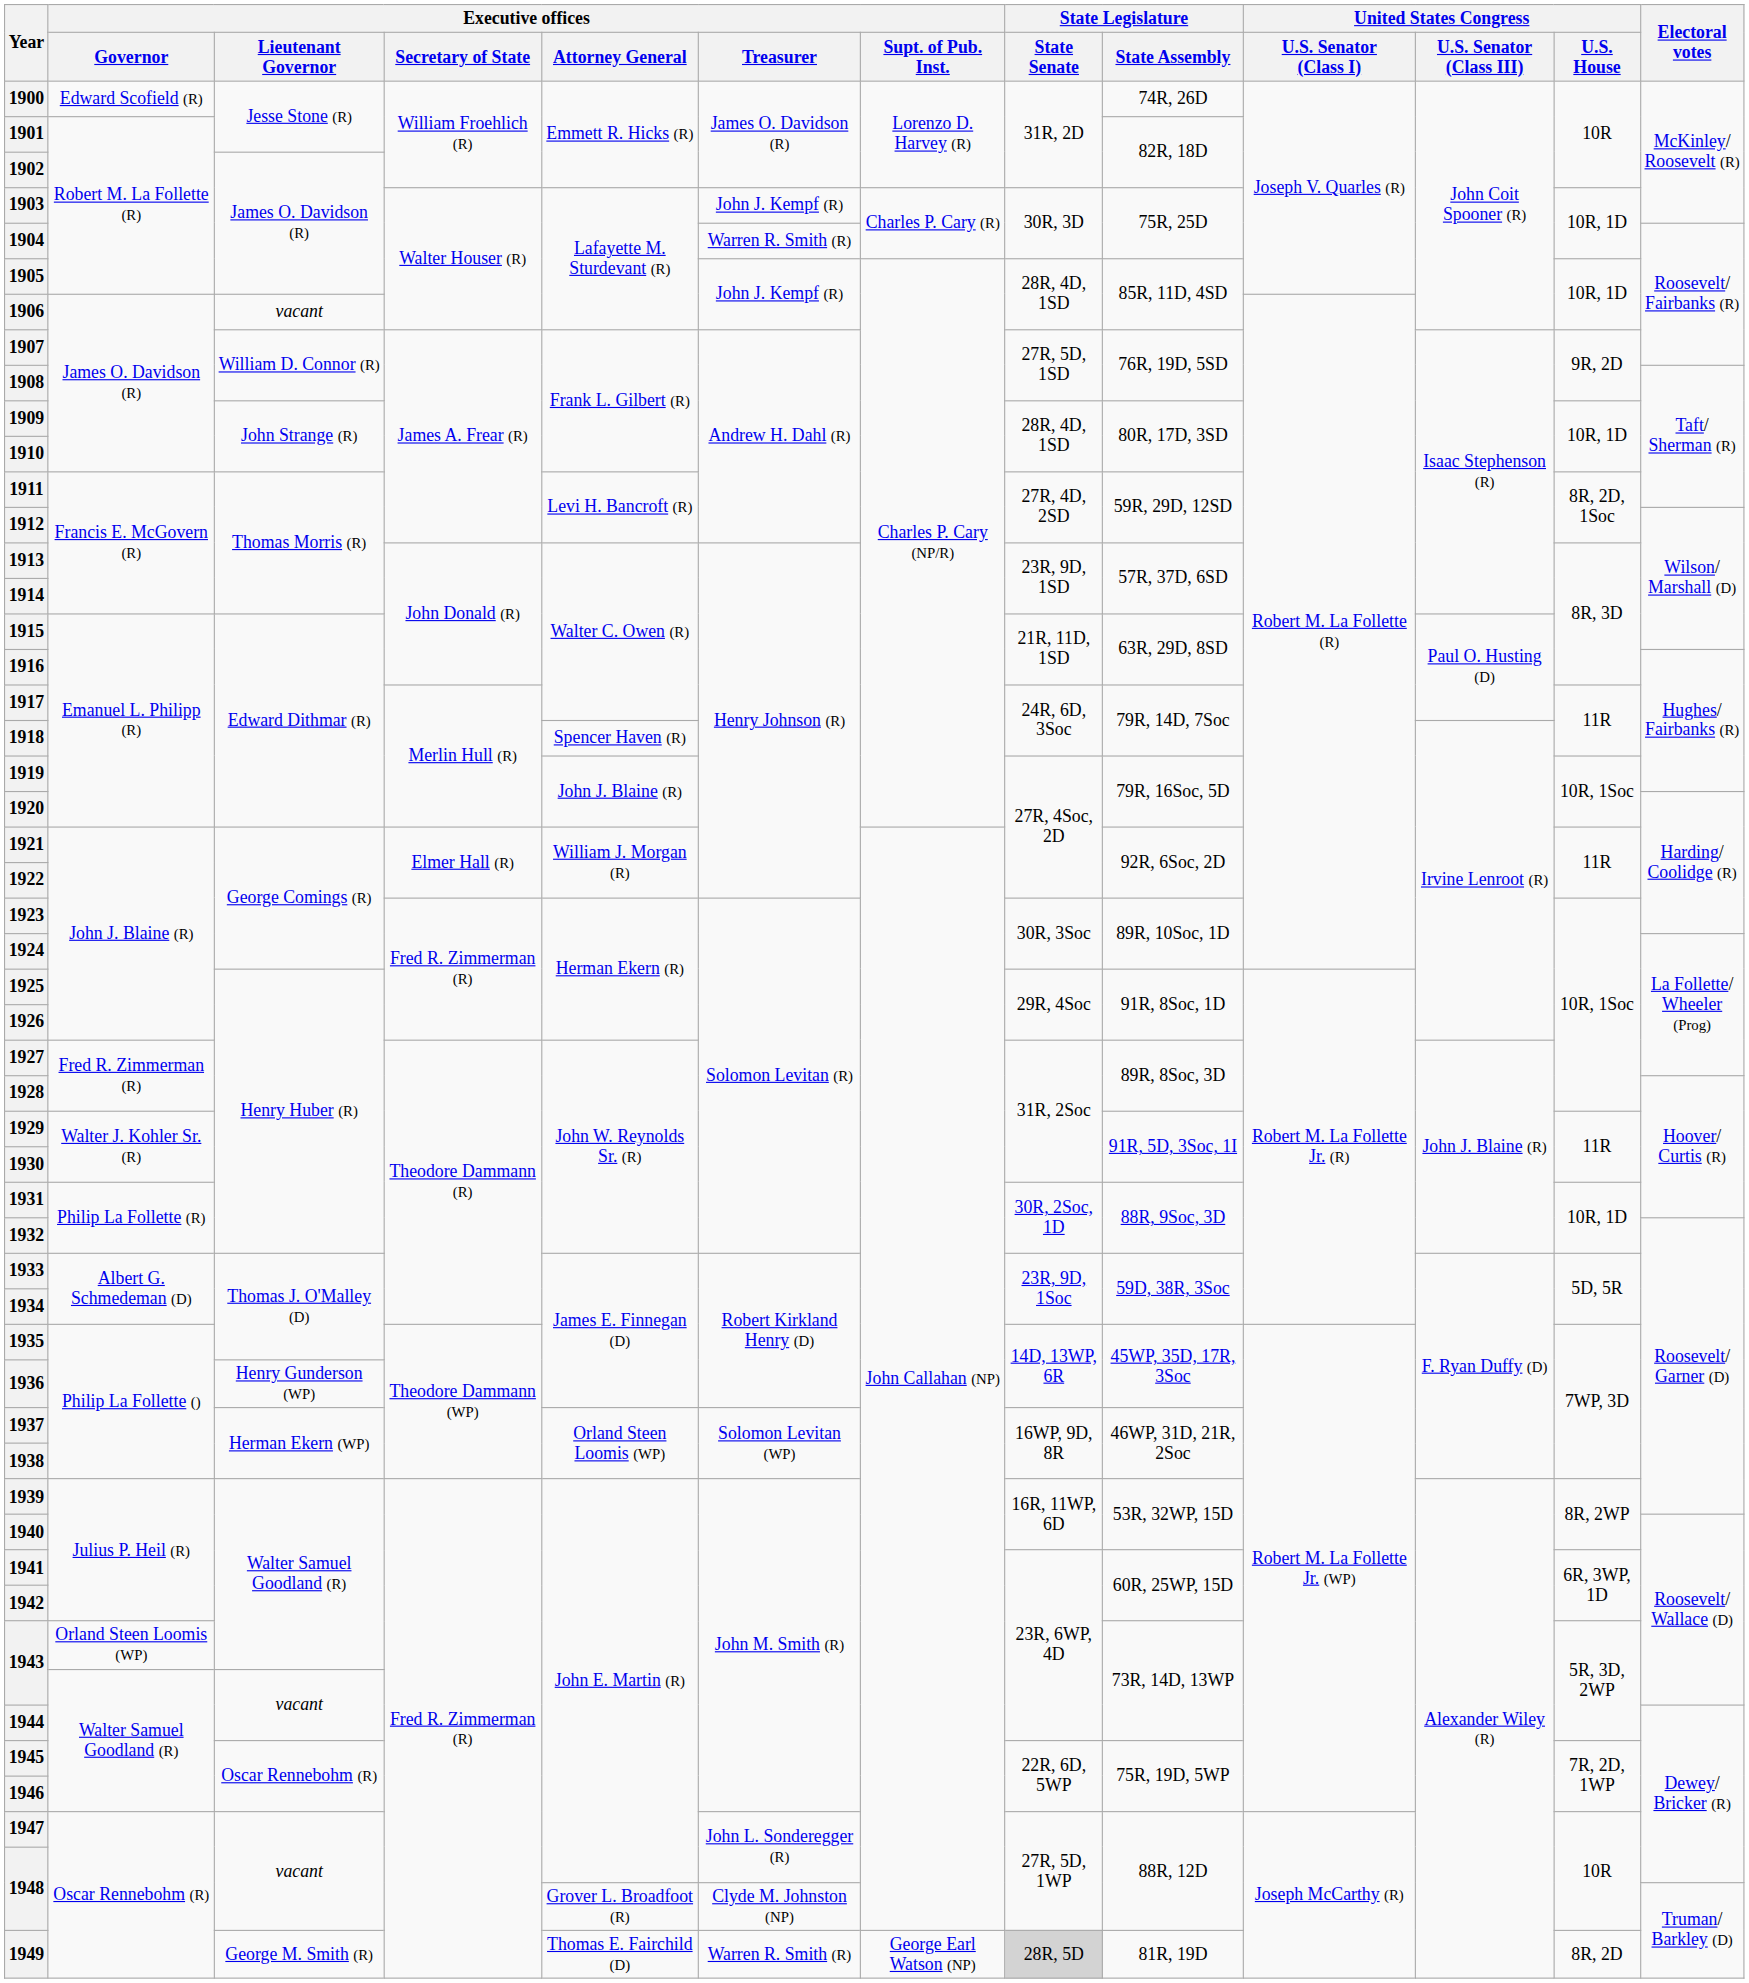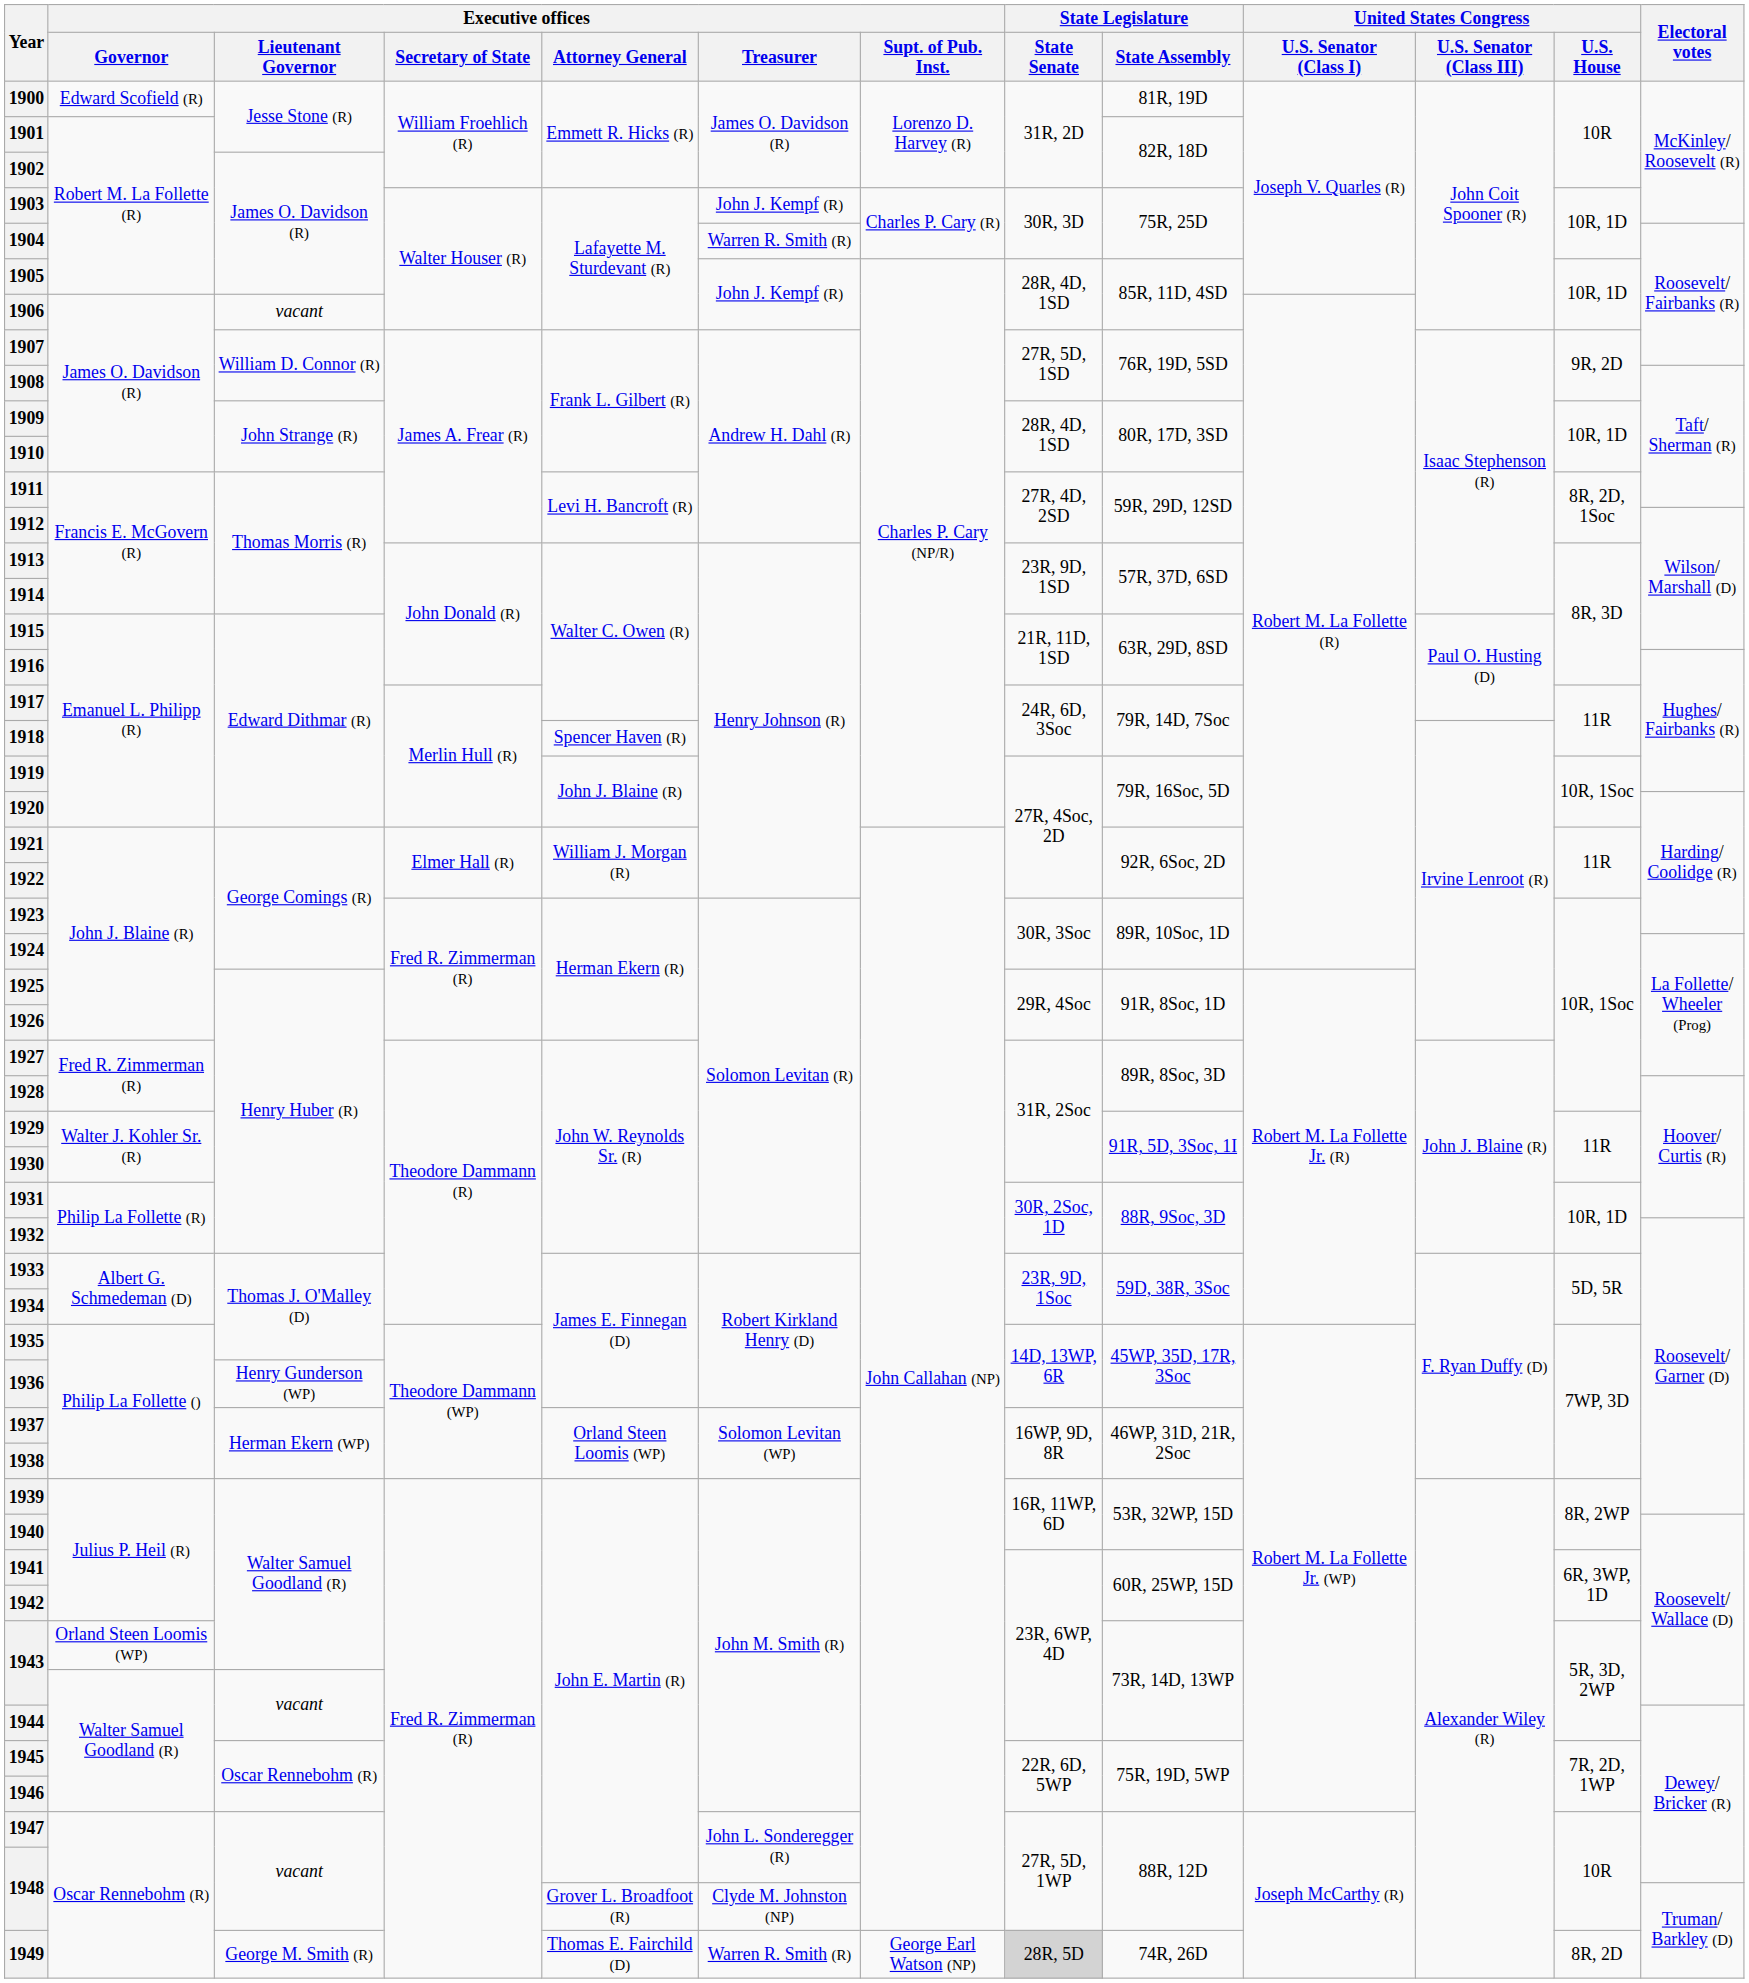(1173, 98) 74R, 26D -> (1173, 98) 81R, 19D
(1173, 1954) 81R, 19D -> (1173, 1954) 74R, 26D
